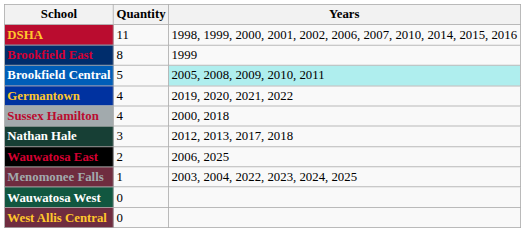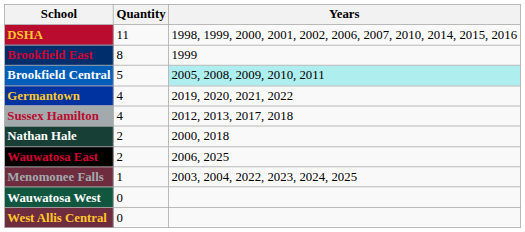(200, 116) 2000, 2018 -> (232, 116) 2012, 2013, 2017, 2018
(120, 136) 3 -> (120, 136) 2
(232, 136) 2012, 2013, 2017, 2018 -> (200, 136) 2000, 2018
